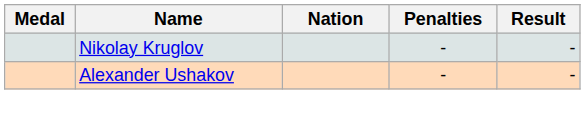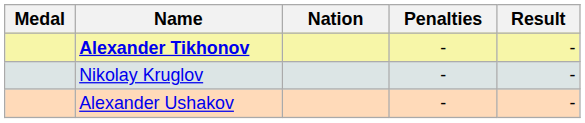+ row: (164, 47)
